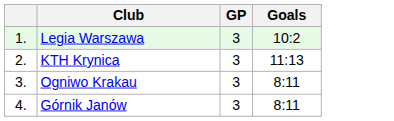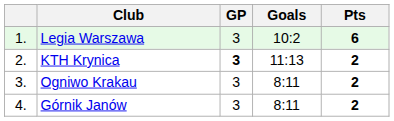+ column: (355, 15)
(236, 60) normal -> (236, 60) bold
